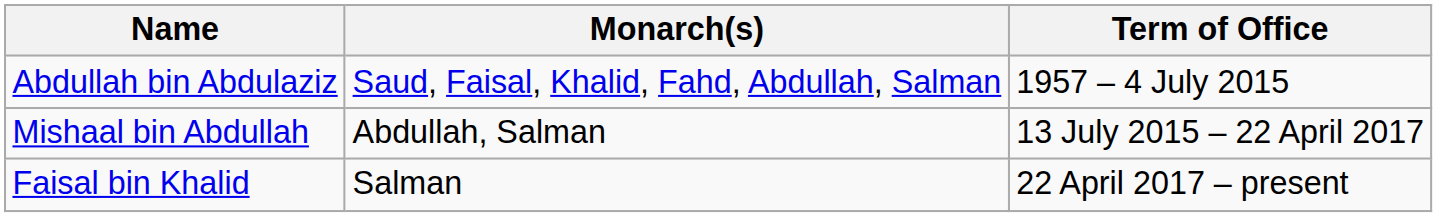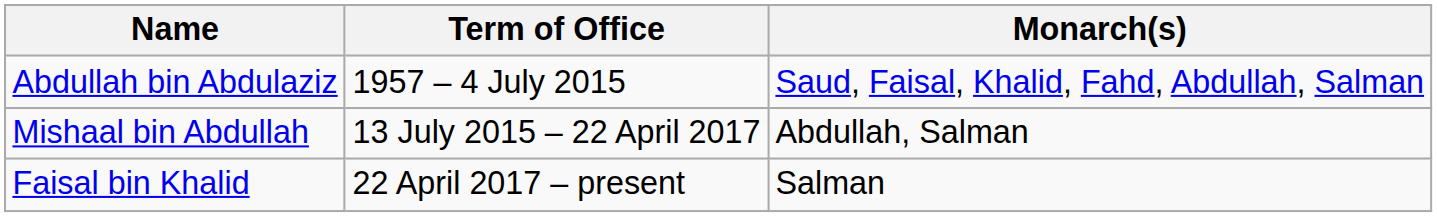columns swapped: (1220, 30) <-> (677, 30)
